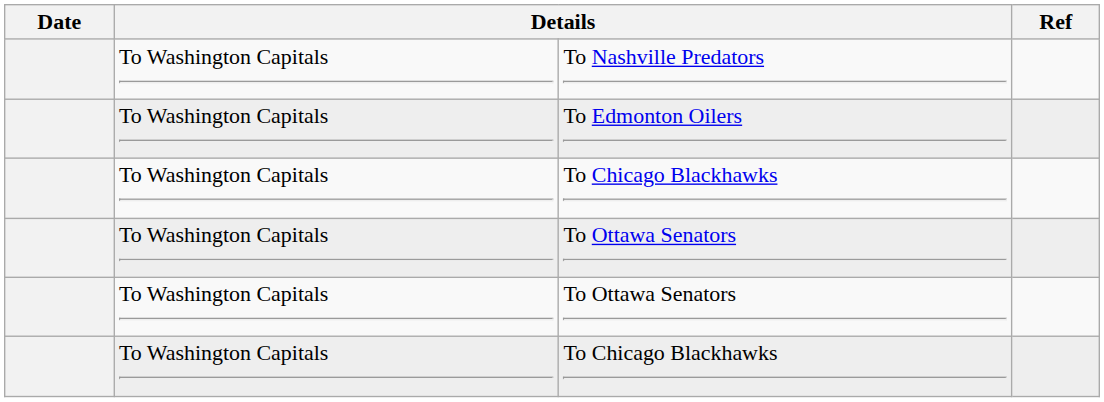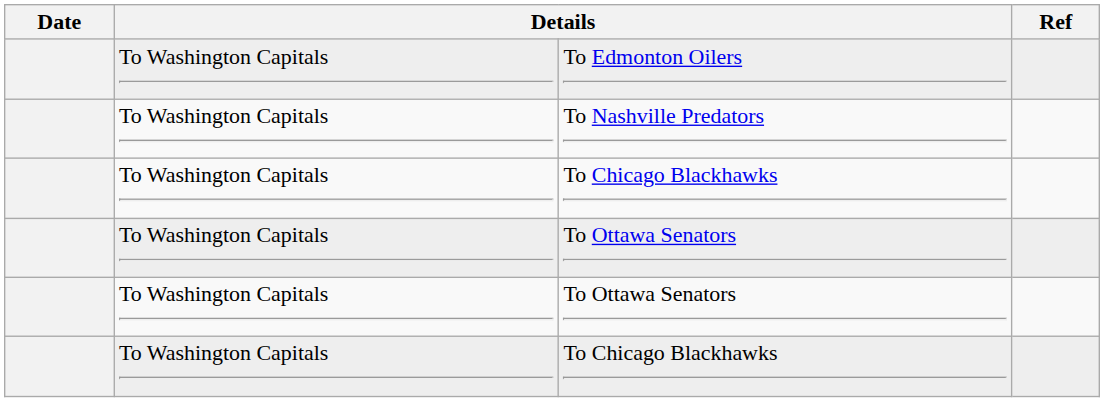rows swapped: (59, 69) <-> (59, 129)
